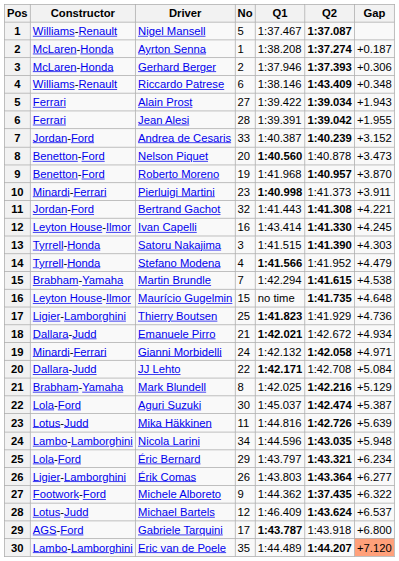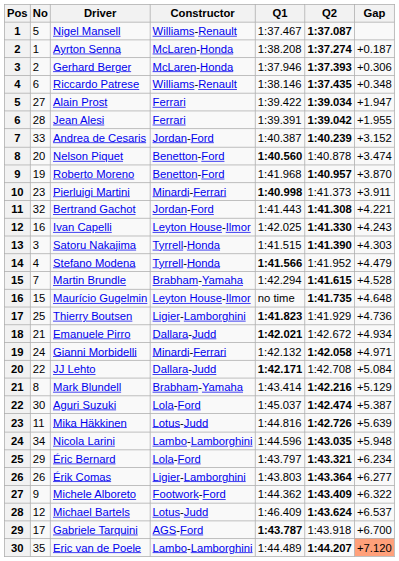columns swapped: (245, 13) <-> (83, 13)
(330, 85) 1:43.409 -> (330, 85) 1:37.435
(374, 102) +1.943 -> (374, 102) +1.947
(374, 156) +3.473 -> (374, 156) +3.474
(280, 227) 1:43.414 -> (280, 227) 1:42.025
(374, 227) +4.245 -> (374, 227) +4.243
(374, 281) +4.538 -> (374, 281) +4.528
(280, 387) 1:42.025 -> (280, 387) 1:43.414
(330, 494) 1:37.435 -> (330, 494) 1:43.409
(374, 530) +6.800 -> (374, 530) +6.700
